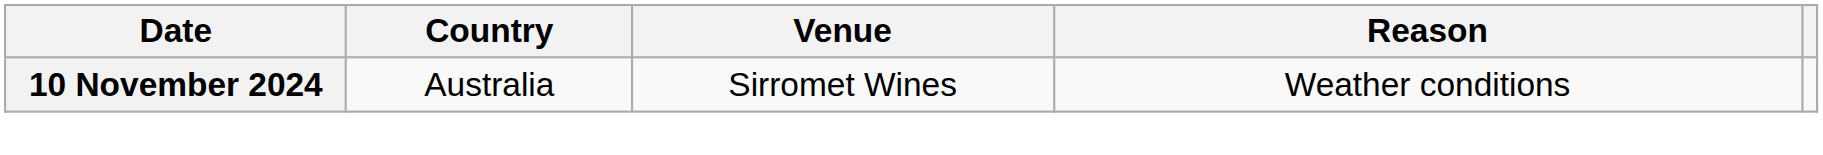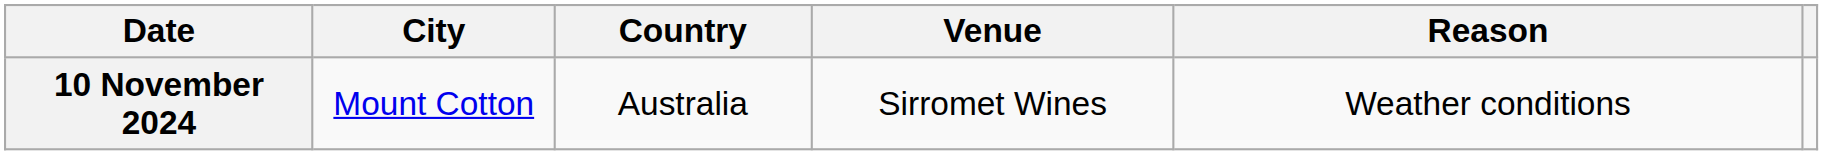+ column: (434, 31)
